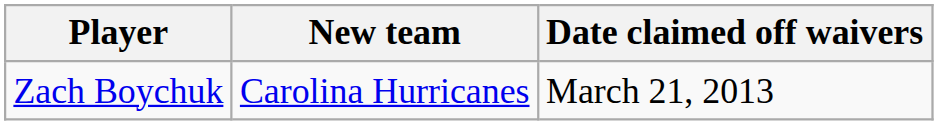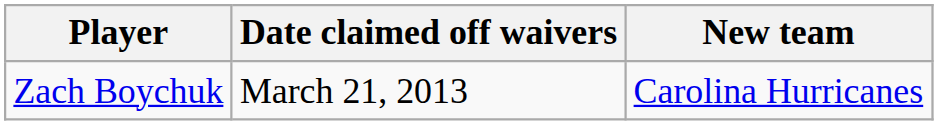columns swapped: (385, 32) <-> (735, 32)
